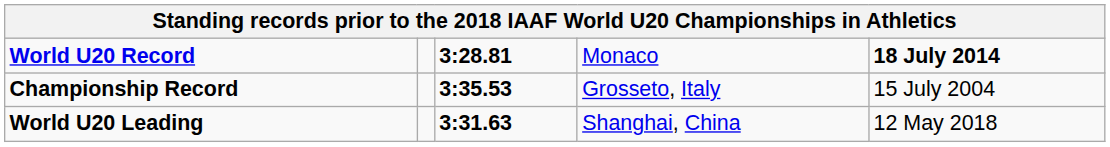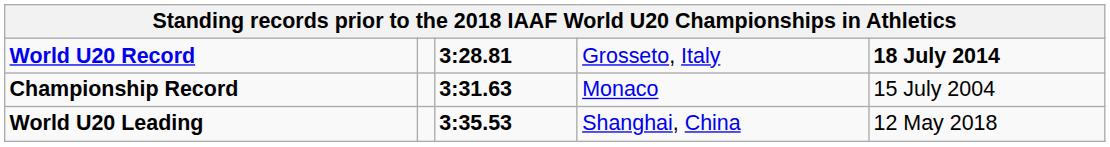(620, 55) Monaco -> (651, 55) Grosseto, Italy
(476, 89) 3:35.53 -> (476, 89) 3:31.63
(651, 89) Grosseto, Italy -> (620, 89) Monaco
(476, 123) 3:31.63 -> (476, 123) 3:35.53
